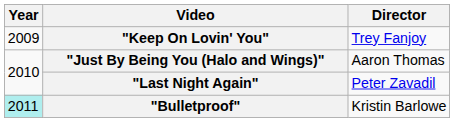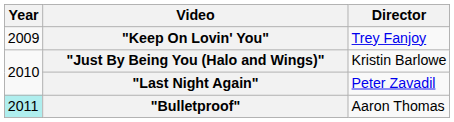(398, 60) Aaron Thomas -> (399, 60) Kristin Barlowe
(399, 106) Kristin Barlowe -> (398, 106) Aaron Thomas
